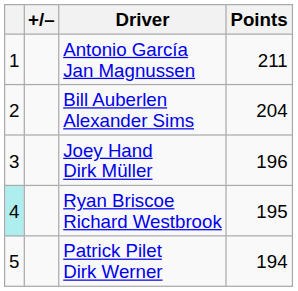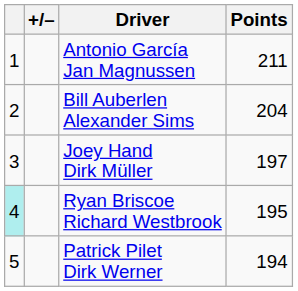(272, 161) 196 -> (272, 161) 197
